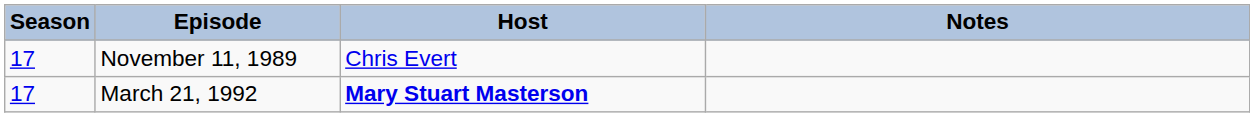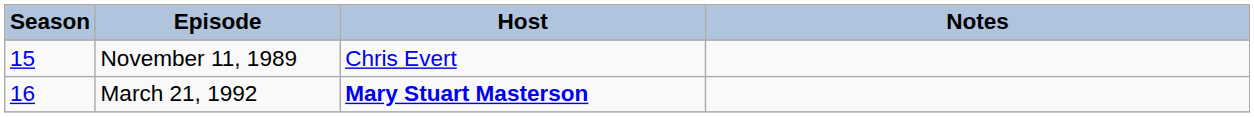(22, 58) 17 -> (22, 58) 15
(22, 93) 17 -> (22, 93) 16
